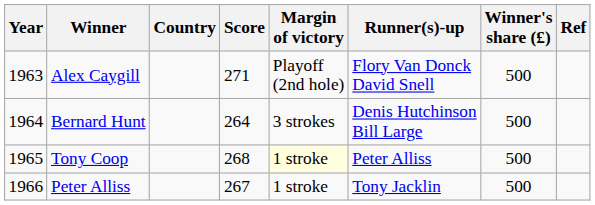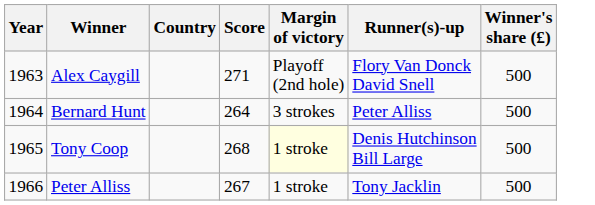- column: (573, 27)
(414, 121) Denis Hutchinson Bill Large -> (392, 111) Peter Alliss
(392, 158) Peter Alliss -> (414, 149) Denis Hutchinson Bill Large
